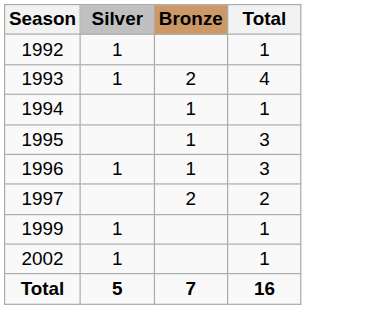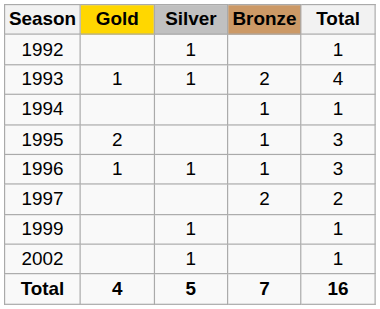+ column: (117, 19)
